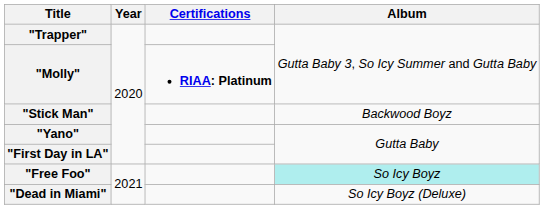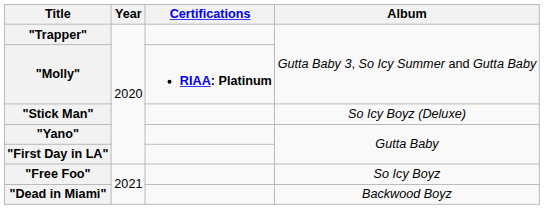(407, 114) Backwood Boyz -> (407, 114) So Icy Boyz (Deluxe)
(407, 174) paleturquoise background -> (407, 174) no background
(407, 194) So Icy Boyz (Deluxe) -> (407, 194) Backwood Boyz
